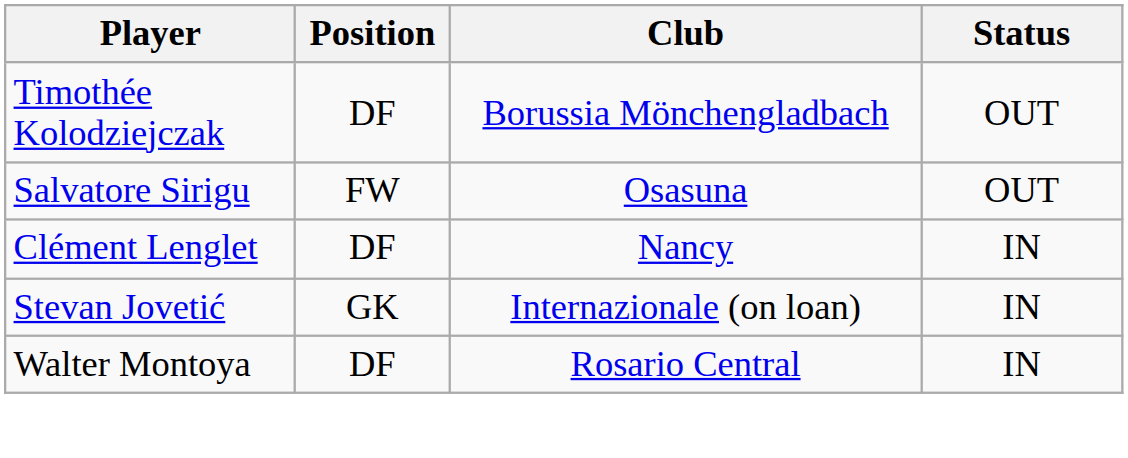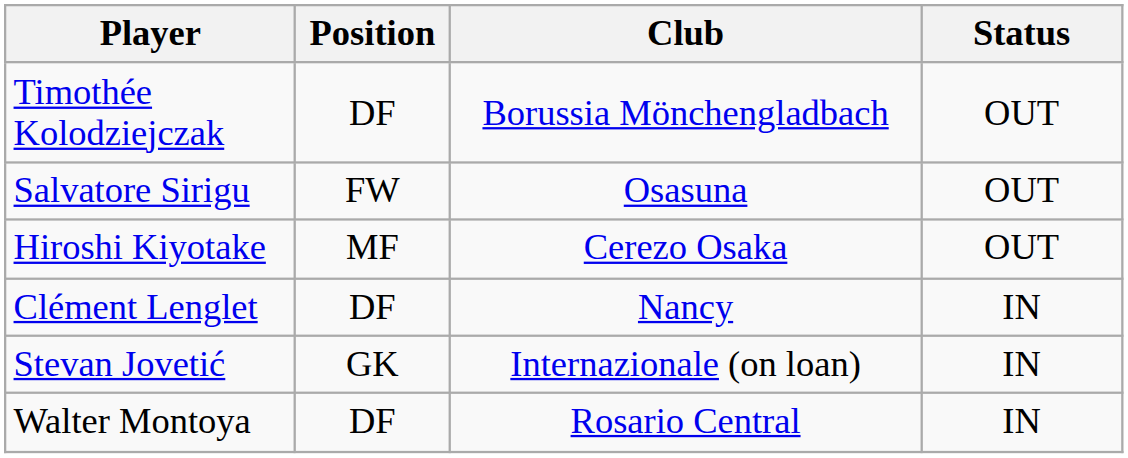+ row: (140, 248)
